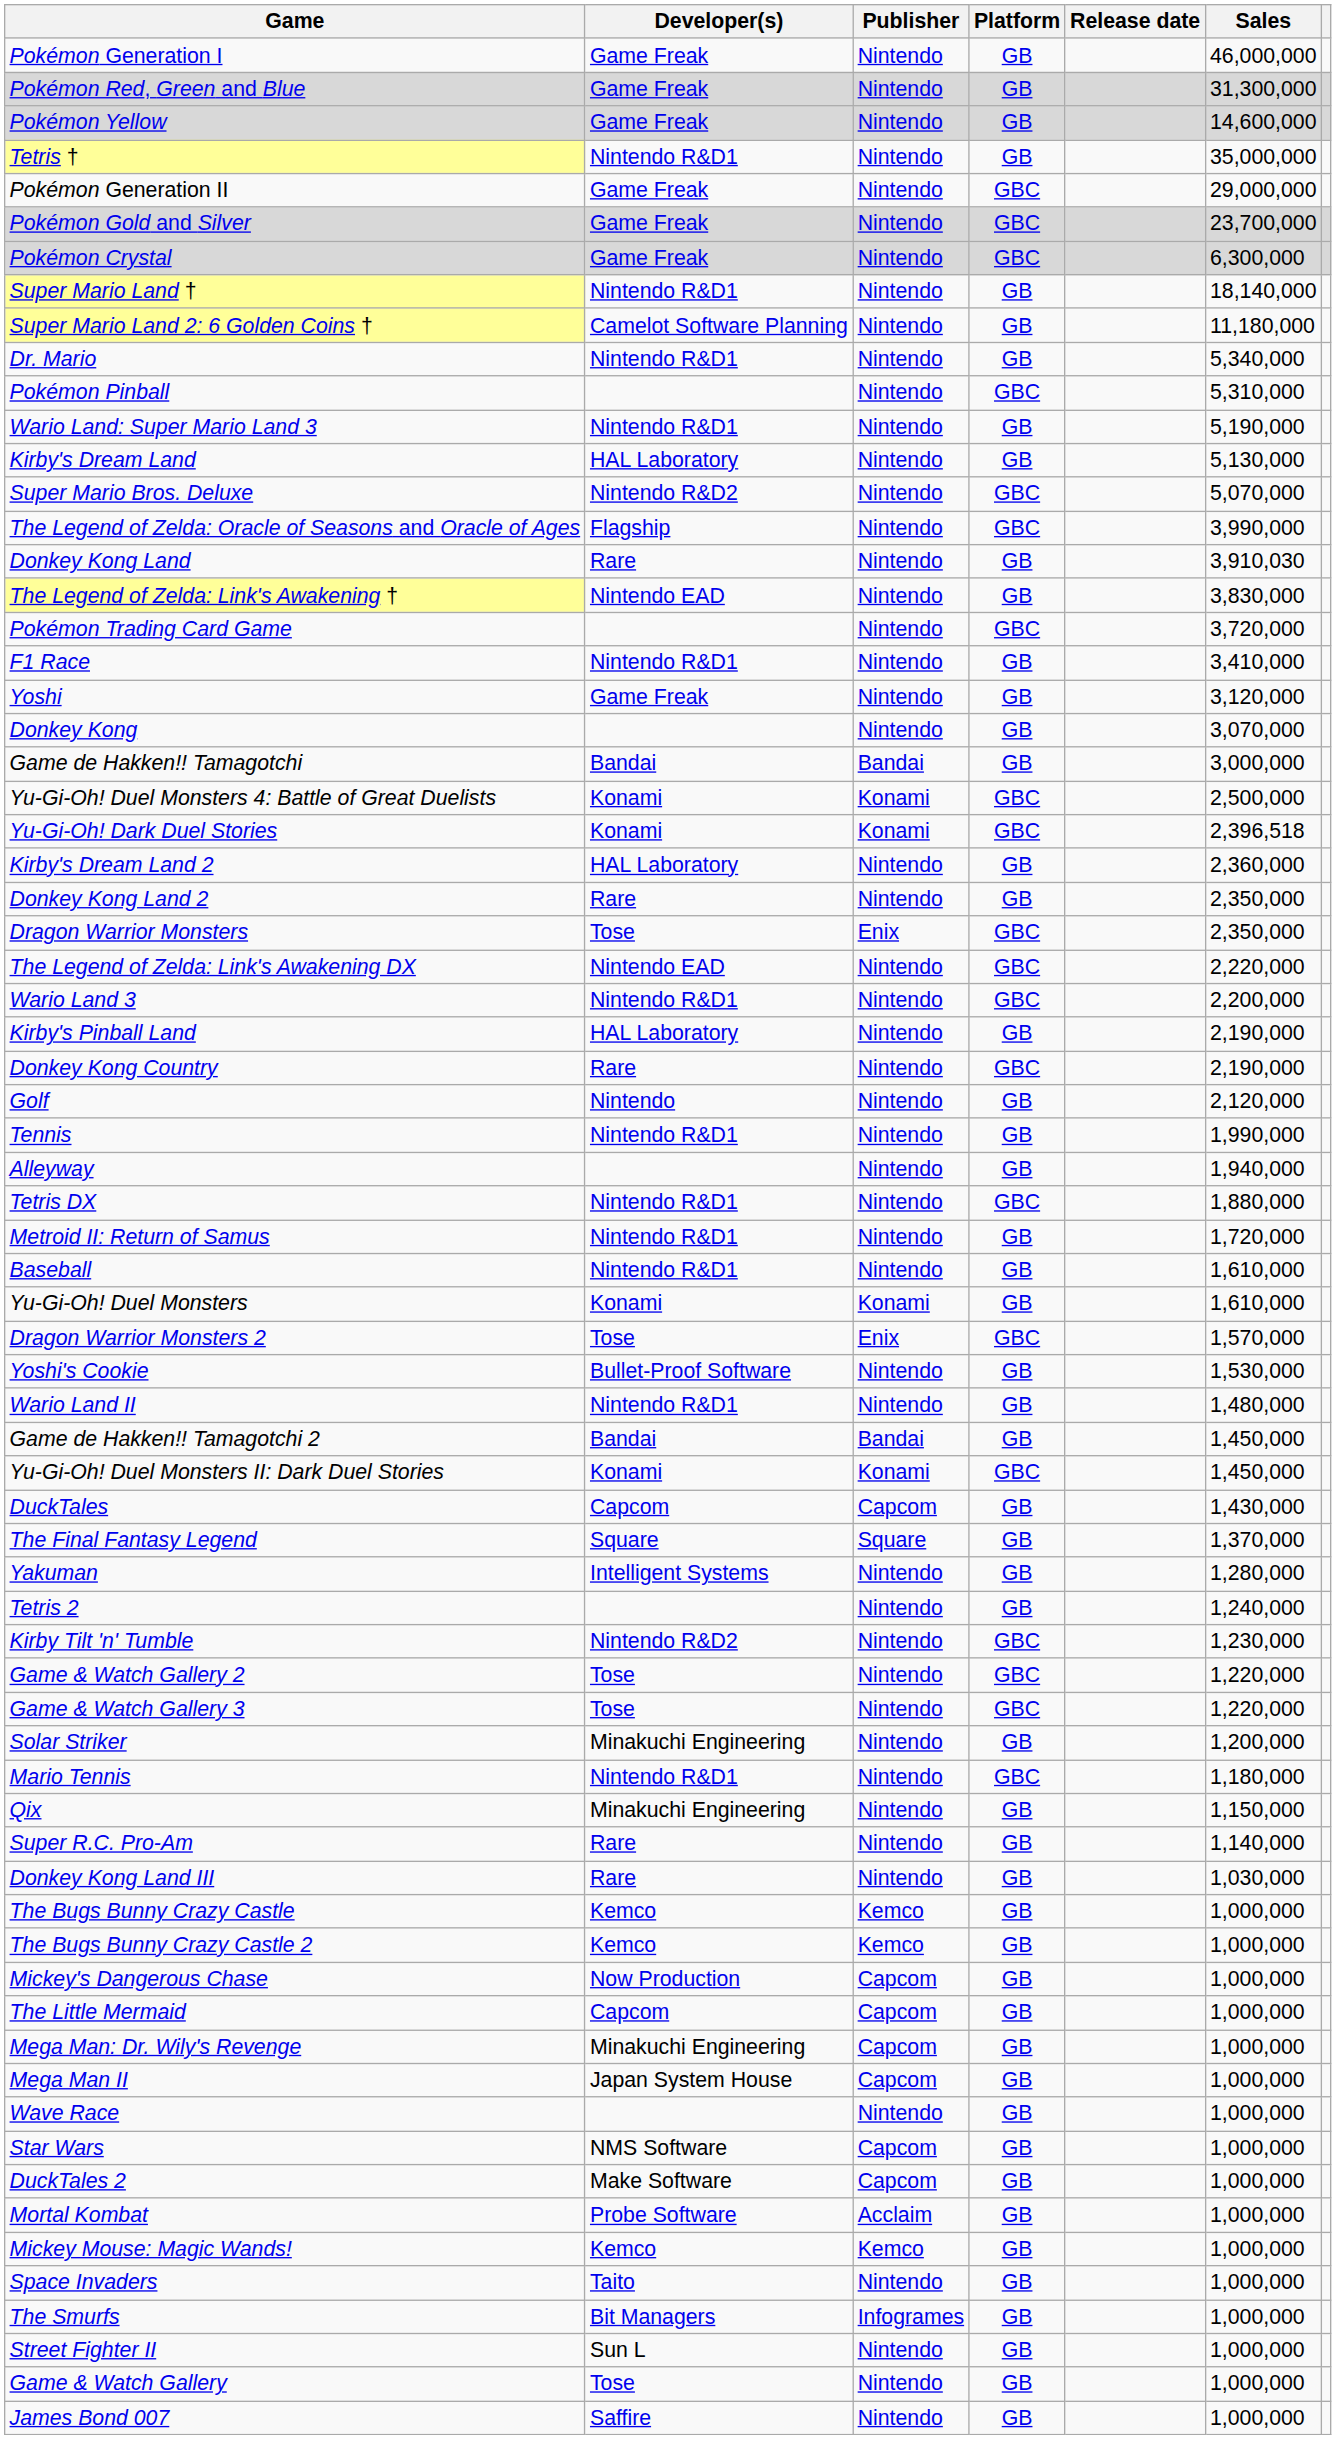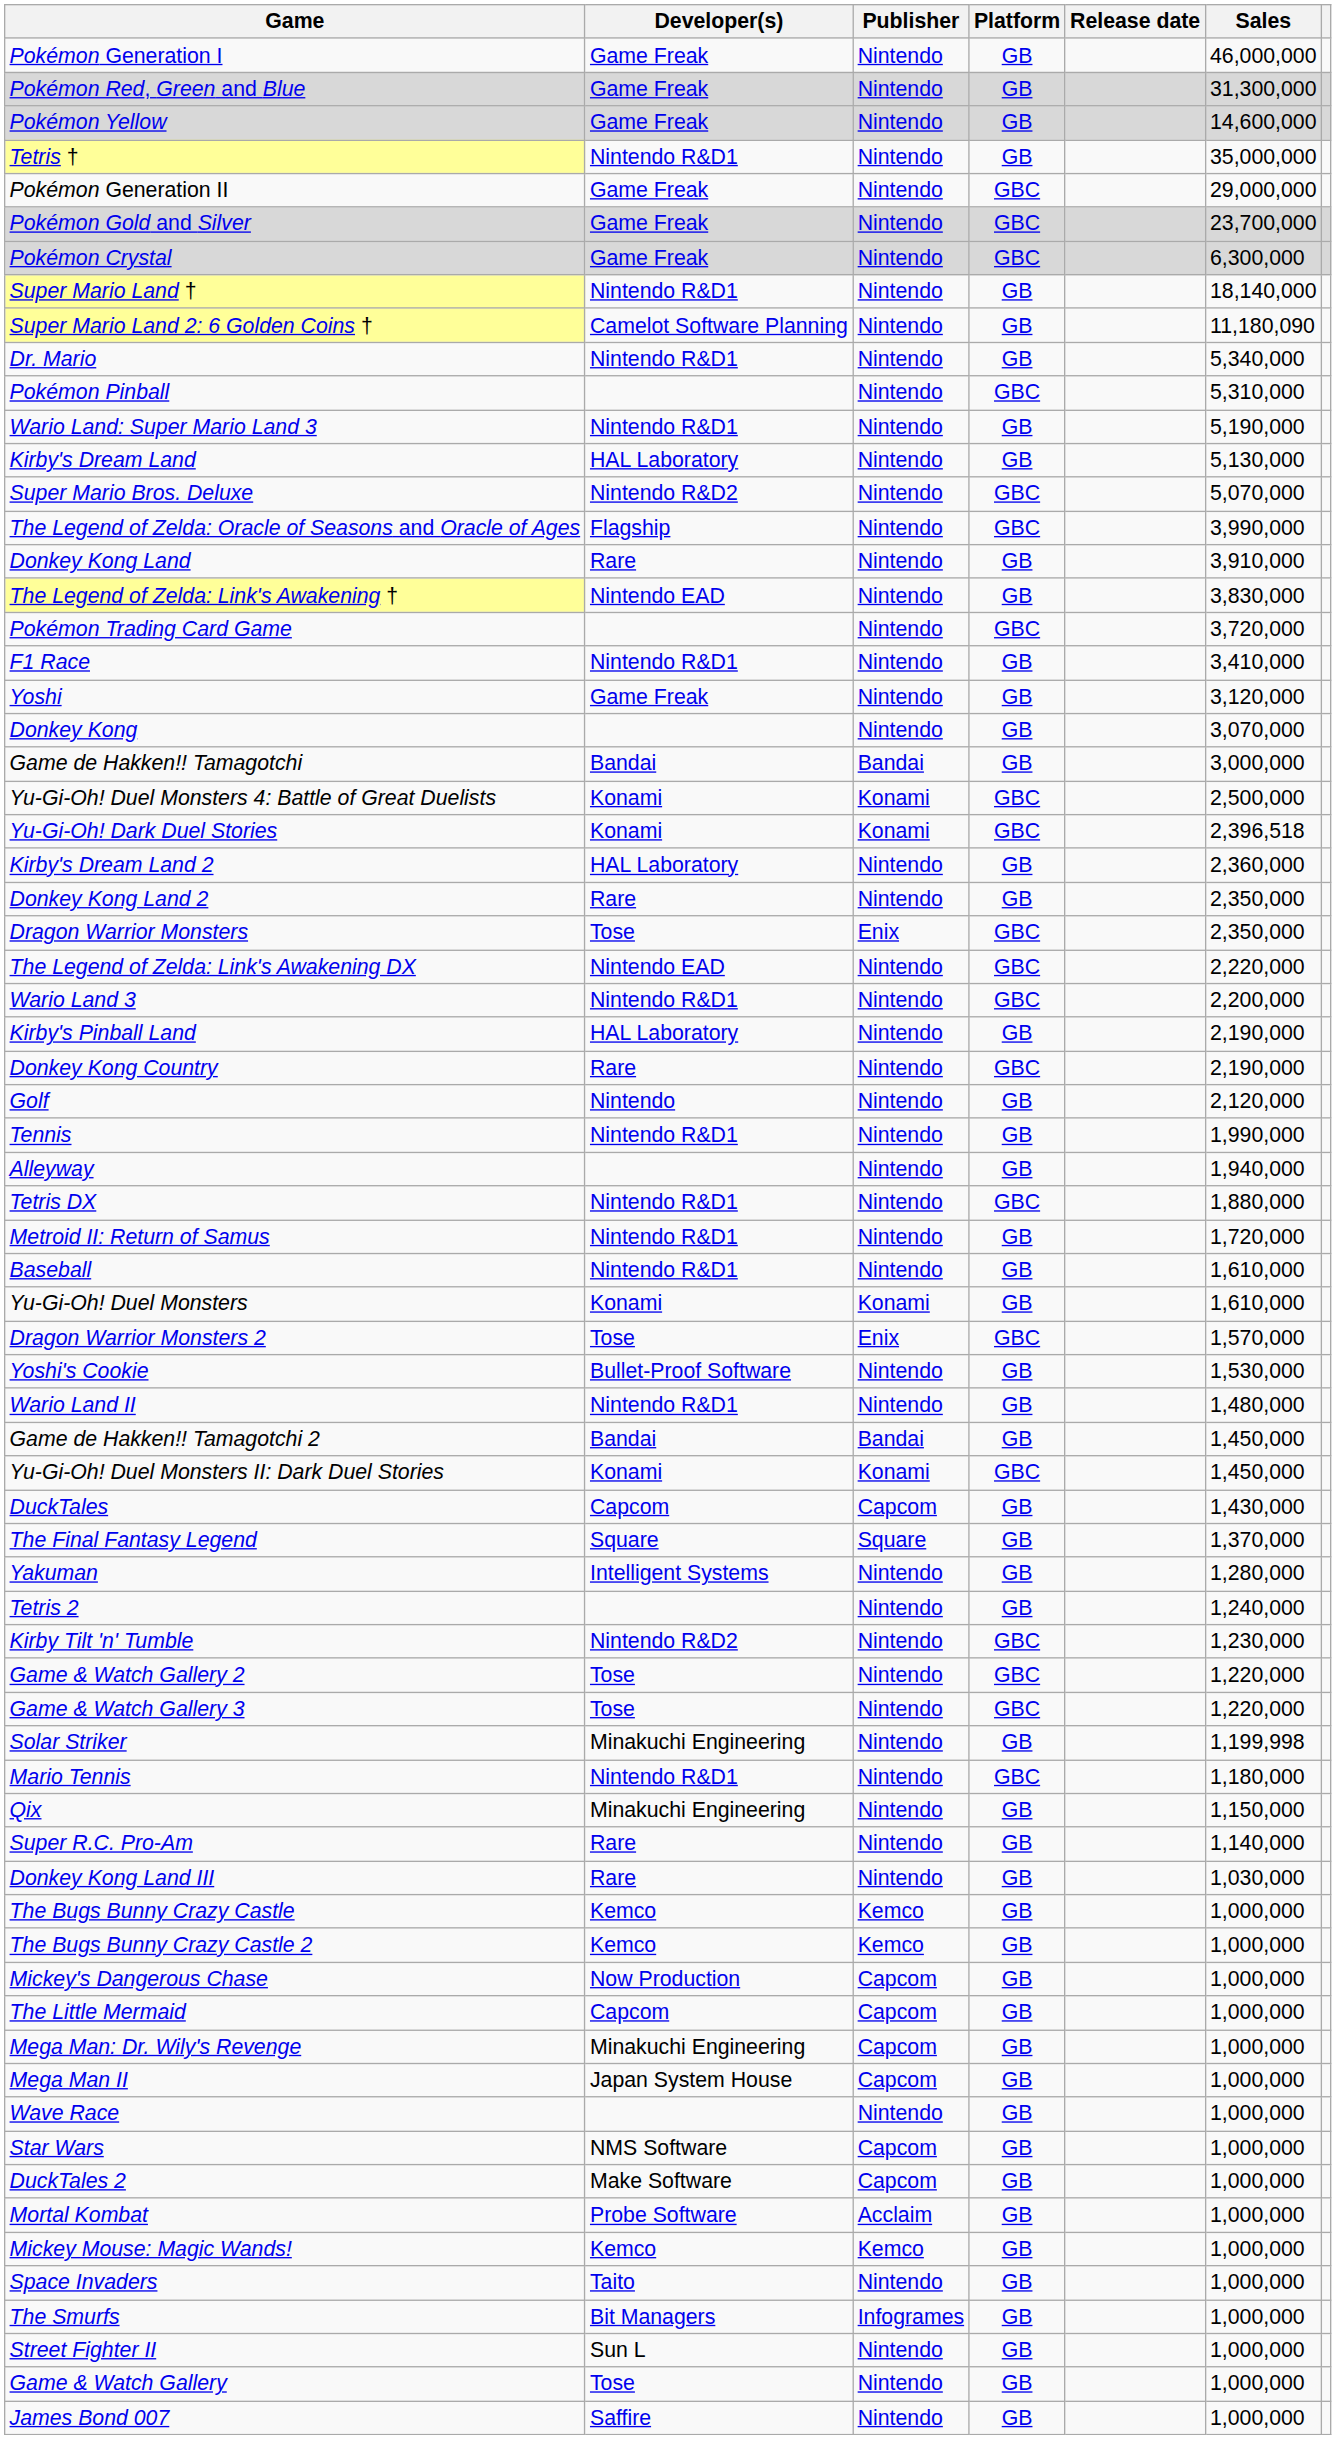(1262, 325) 11,180,000 -> (1262, 325) 11,180,090
(1257, 561) 3,910,030 -> (1257, 561) 3,910,000
(1257, 1742) 1,200,000 -> (1257, 1742) 1,199,998
